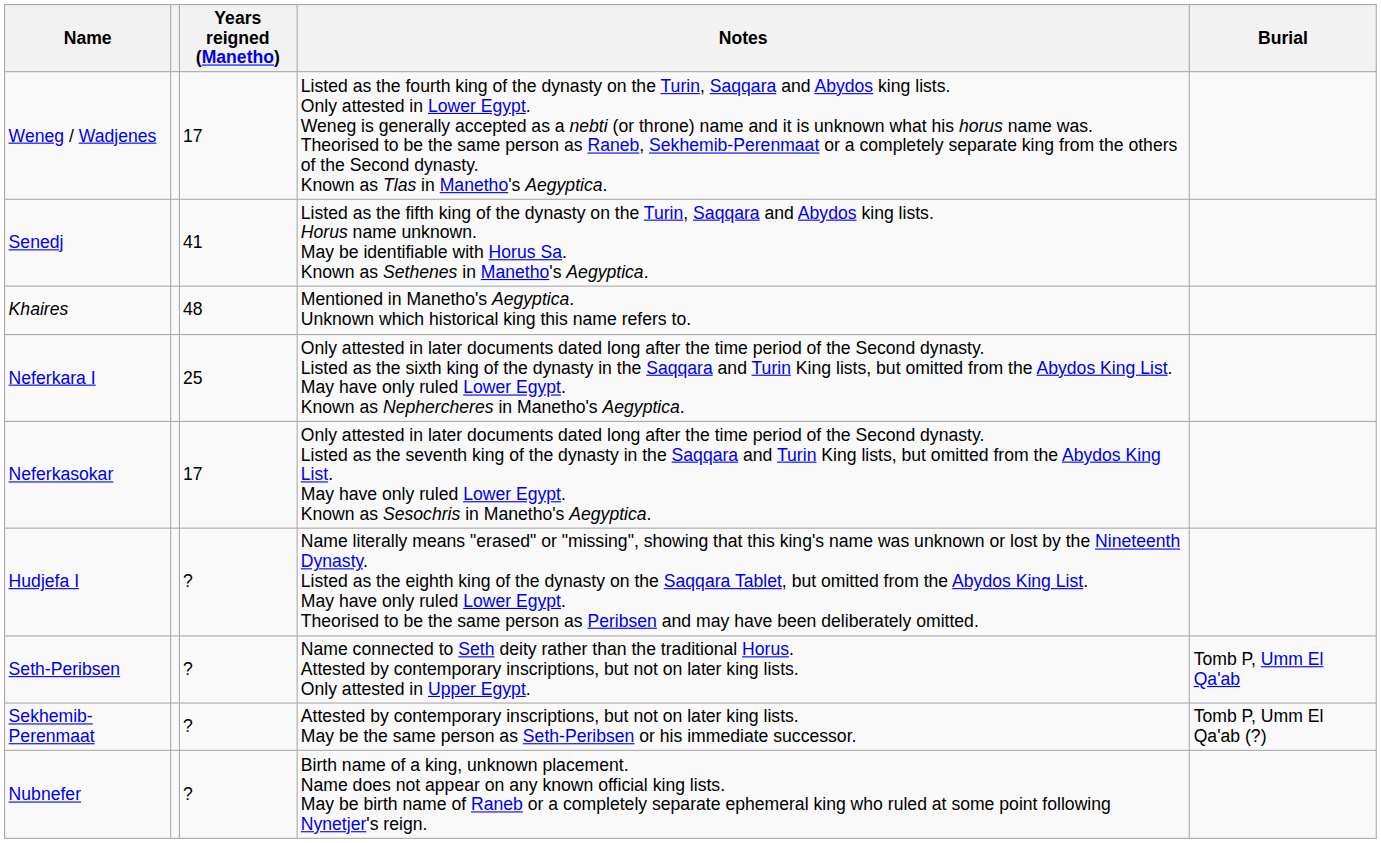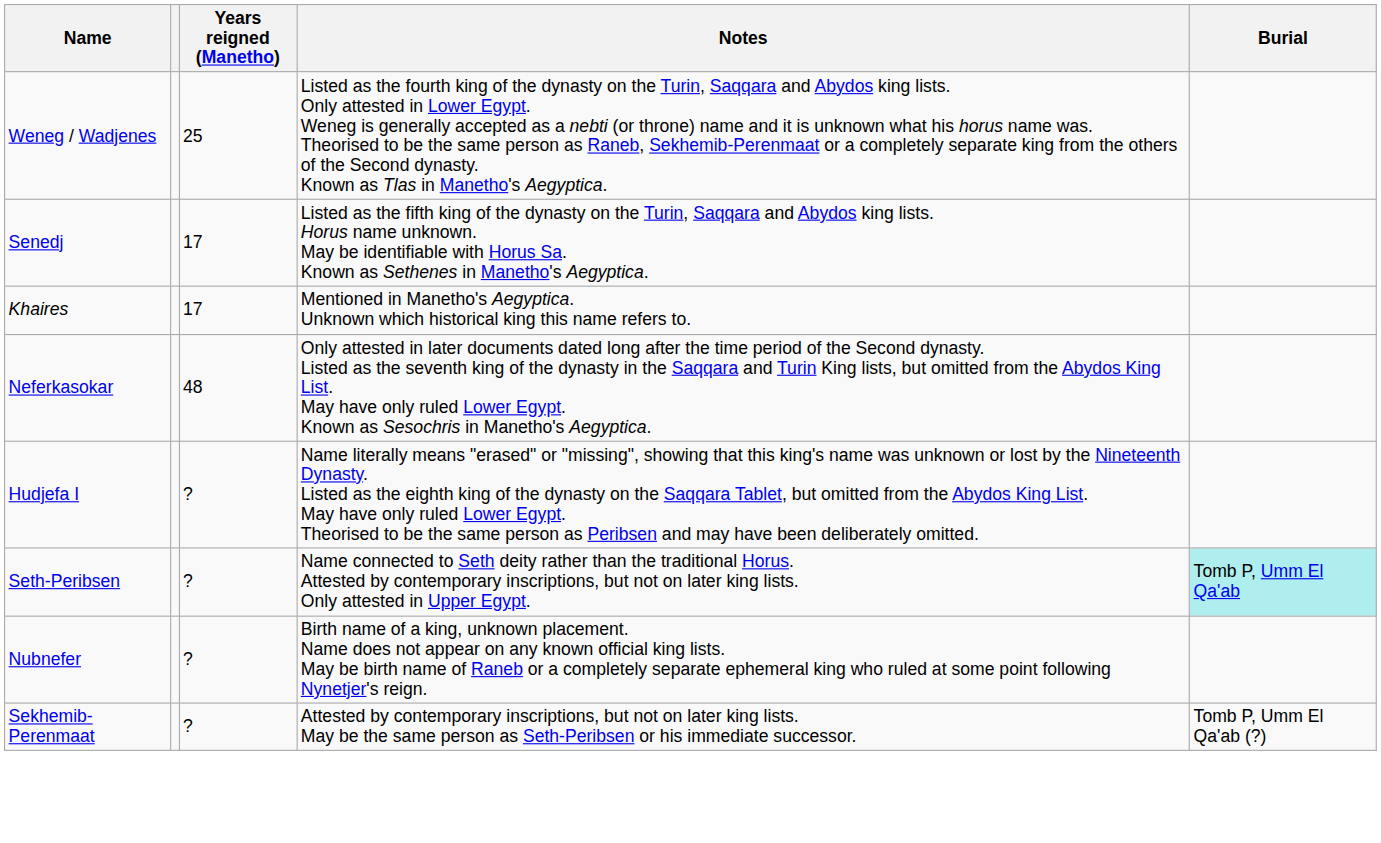(193, 135) 17 -> (193, 135) 25
(193, 242) 41 -> (193, 242) 17
(193, 310) 48 -> (193, 310) 17
- row: (52, 377)
(193, 474) 17 -> (193, 387) 48
(1259, 669) no background -> (1258, 581) paleturquoise background
rows swapped: (52, 726) <-> (45, 794)
